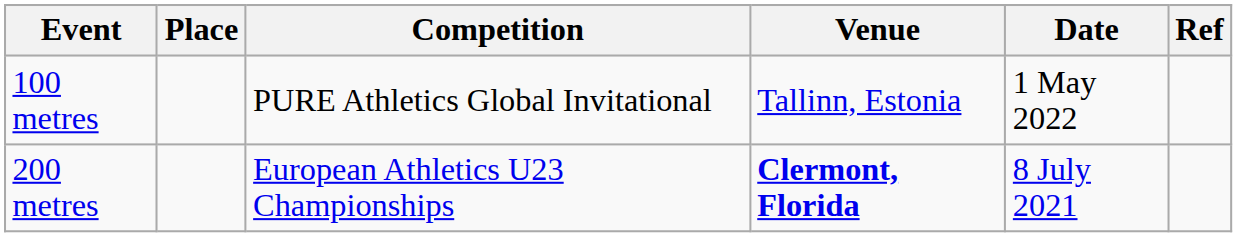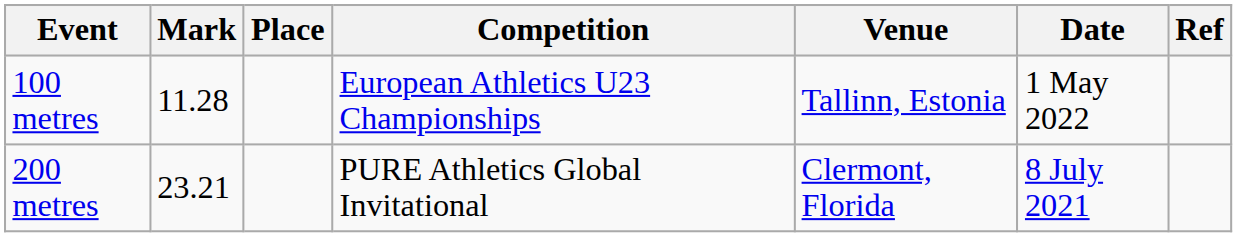+ column: (197, 30)
(482, 99) PURE Athletics Global Invitational -> (495, 99) European Athletics U23 Championships
(408, 187) European Athletics U23 Championships -> (490, 187) PURE Athletics Global Invitational
(828, 187) bold -> (867, 187) normal
